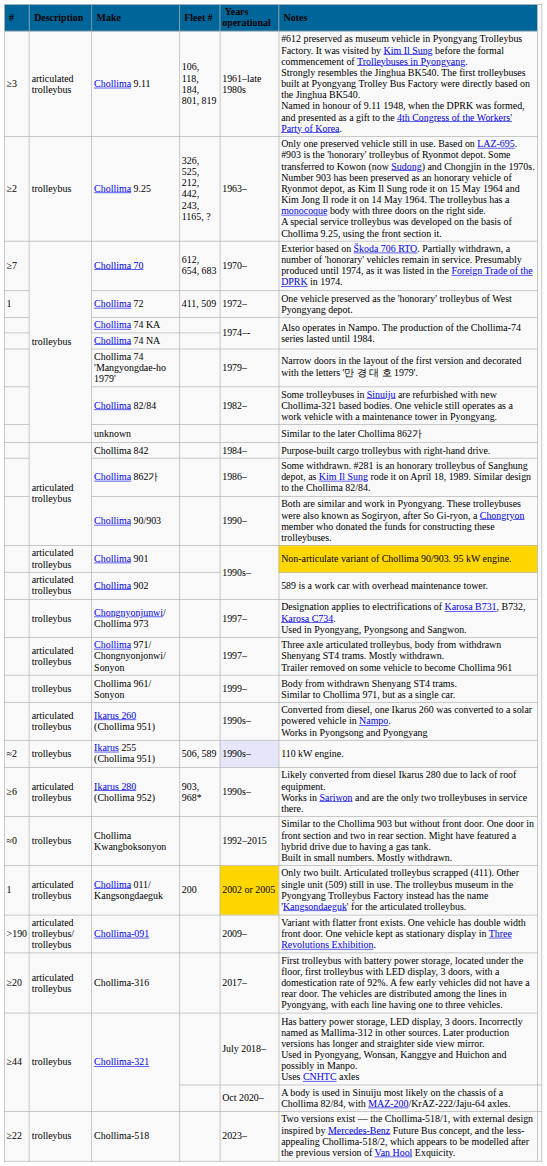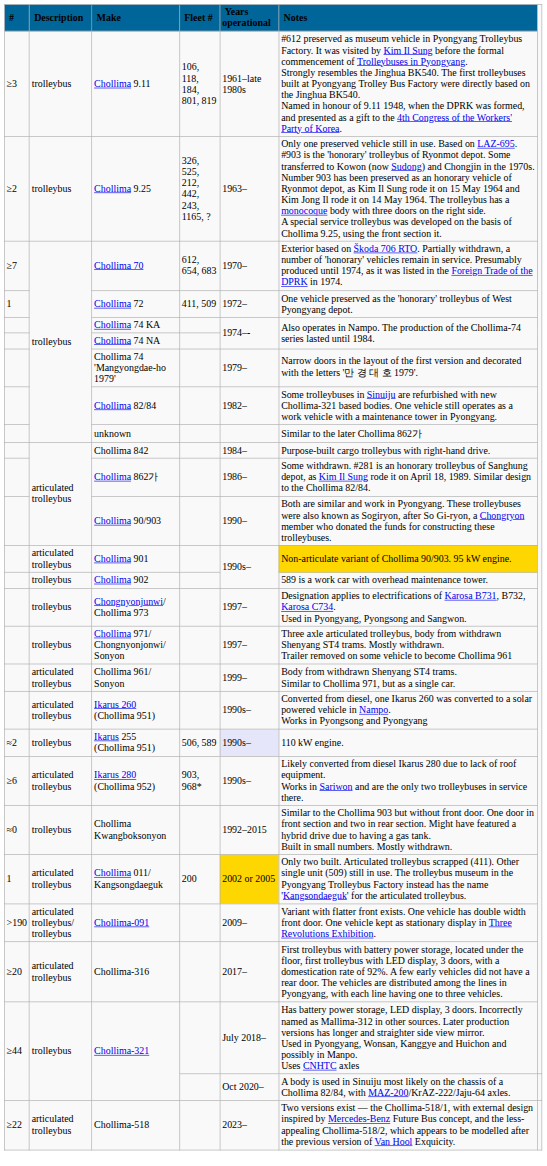(53, 83) articulated trolleybus -> (51, 83) trolleybus
(53, 586) articulated trolleybus -> (51, 580) trolleybus
(53, 656) articulated trolleybus -> (51, 645) trolleybus
(51, 689) trolleybus -> (53, 677) articulated trolleybus
(51, 1136) trolleybus -> (53, 1125) articulated trolleybus
